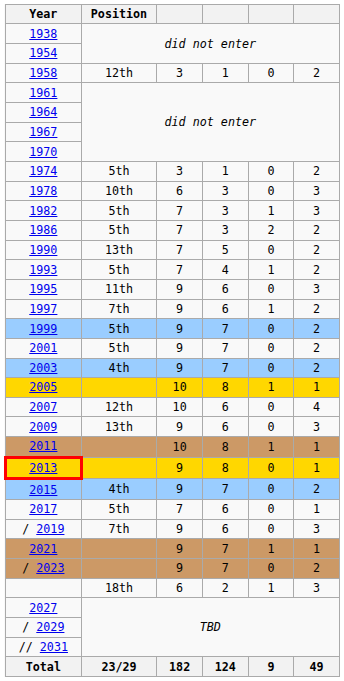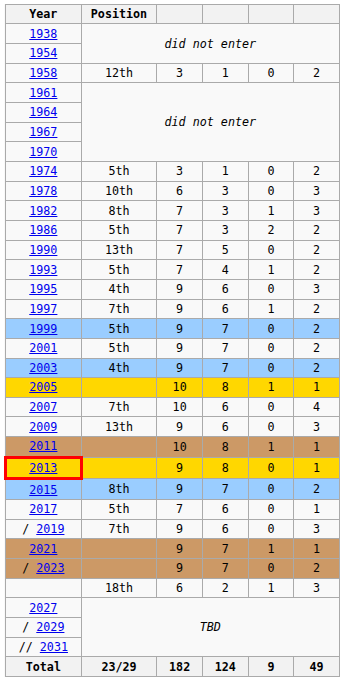(119, 211) 5th -> (119, 211) 8th
(119, 289) 11th -> (119, 289) 4th
(119, 407) 12th -> (119, 407) 7th
(119, 489) 4th -> (119, 489) 8th
